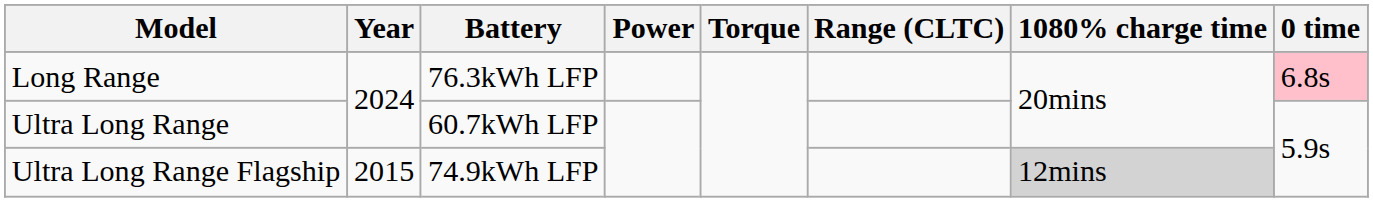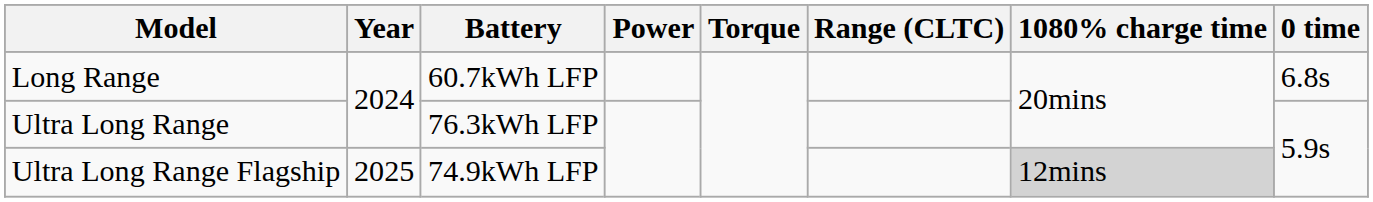(513, 76) 76.3kWh LFP -> (513, 76) 60.7kWh LFP
(1306, 76) pink background -> (1306, 76) no background
(513, 123) 60.7kWh LFP -> (513, 123) 76.3kWh LFP
(384, 171) 2015 -> (384, 171) 2025
